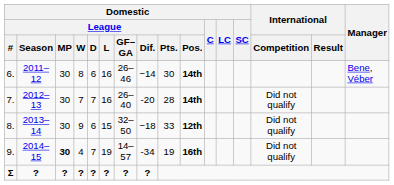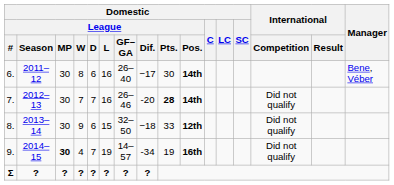(126, 73) 26–46 -> (126, 73) 26–40
(148, 73) −14 -> (148, 73) −17
(126, 100) 26–40 -> (126, 100) 26–46
(169, 100) normal -> (169, 100) bold
